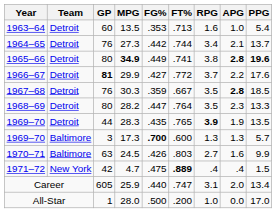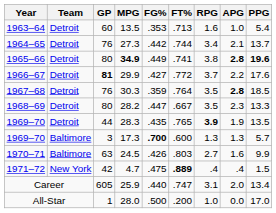(182, 91) .667 -> (182, 91) .764
(182, 106) .764 -> (182, 106) .667
